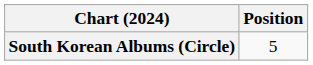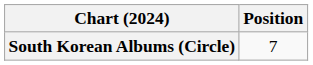(273, 45) 5 -> (273, 45) 7
